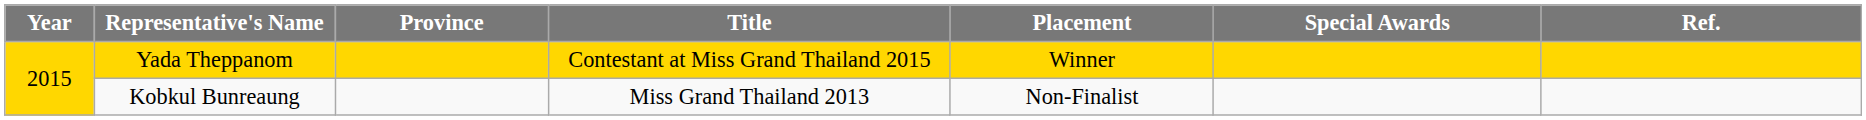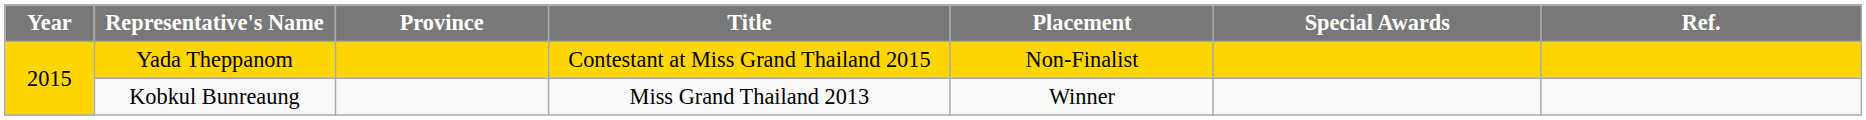(1082, 59) Winner -> (1082, 59) Non-Finalist
(1082, 96) Non-Finalist -> (1082, 96) Winner
